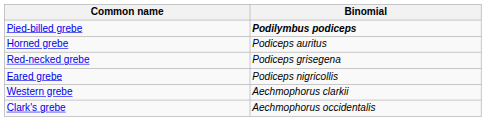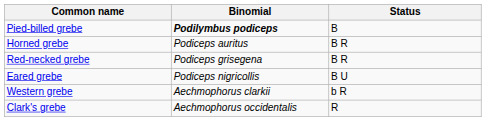+ column: (405, 12)
